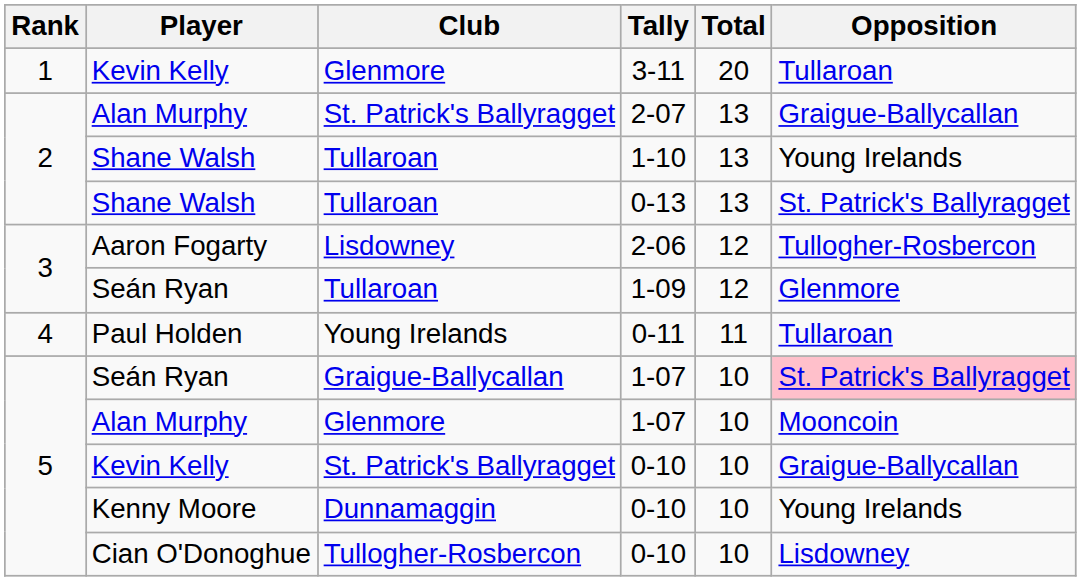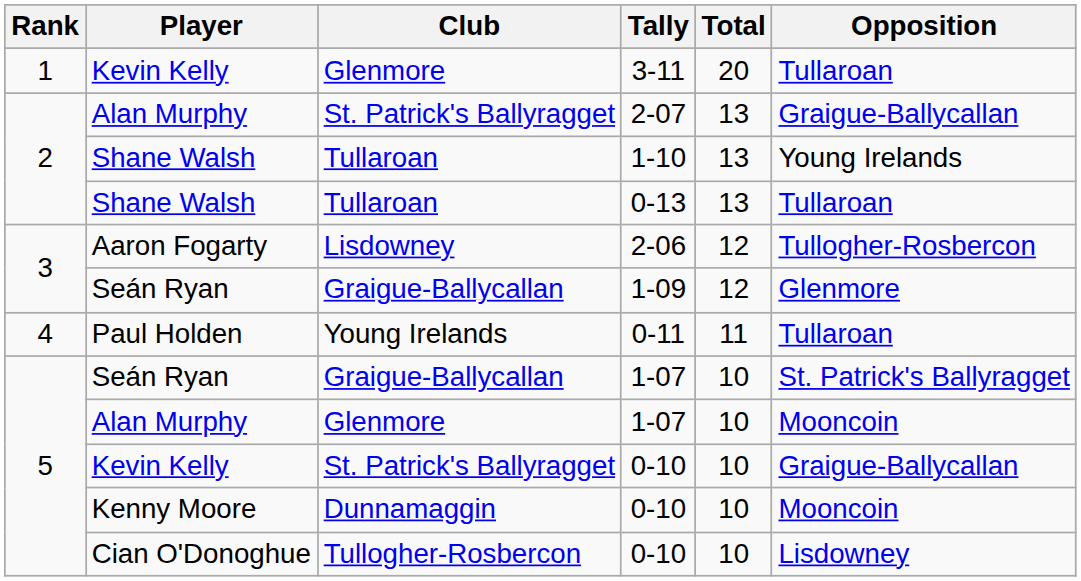(924, 202) St. Patrick's Ballyragget -> (836, 202) Tullaroan
(381, 289) Tullaroan -> (444, 289) Graigue-Ballycallan
(924, 377) pink background -> (924, 377) no background
(870, 509) Young Irelands -> (838, 509) Mooncoin
